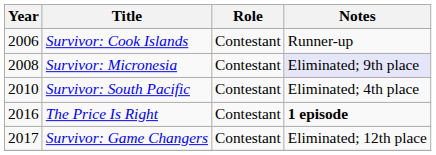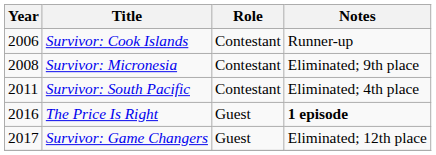(353, 65) lavender background -> (353, 65) no background
(23, 89) 2010 -> (23, 89) 2011
(248, 114) Contestant -> (233, 114) Guest
(248, 138) Contestant -> (233, 138) Guest
